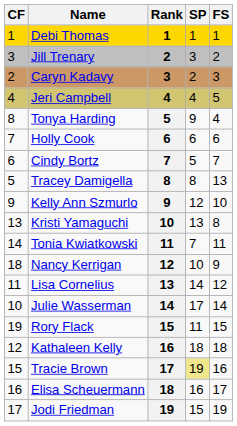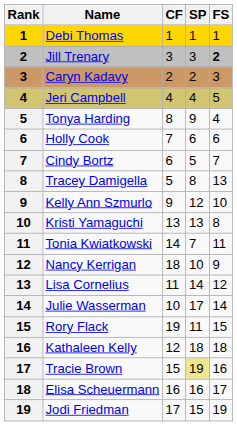columns swapped: (167, 14) <-> (16, 14)
(216, 56) normal -> (216, 56) bold
